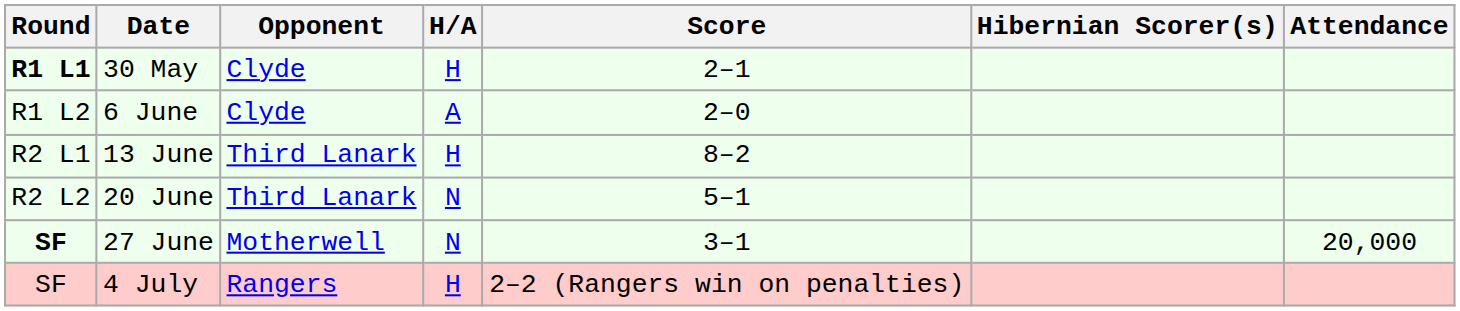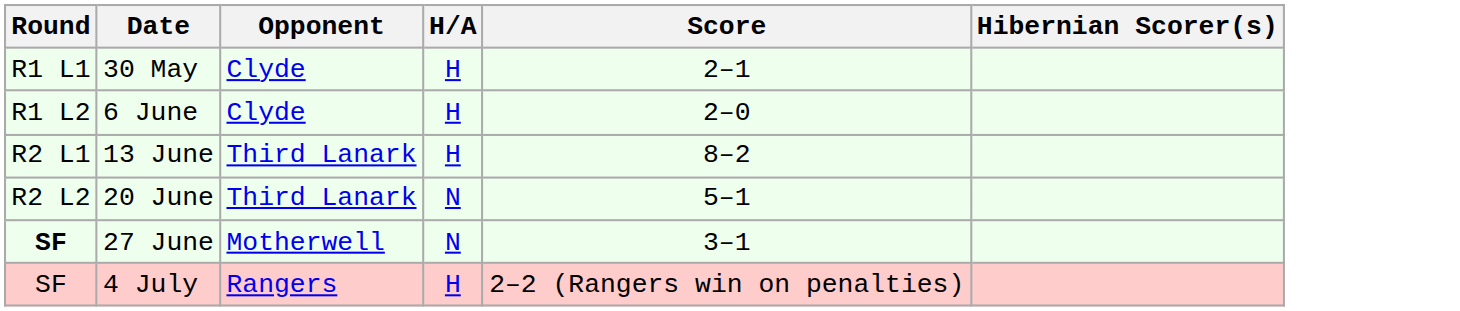- column: (1370, 27)
(51, 70) bold -> (51, 70) normal
(453, 113) A -> (453, 113) H
